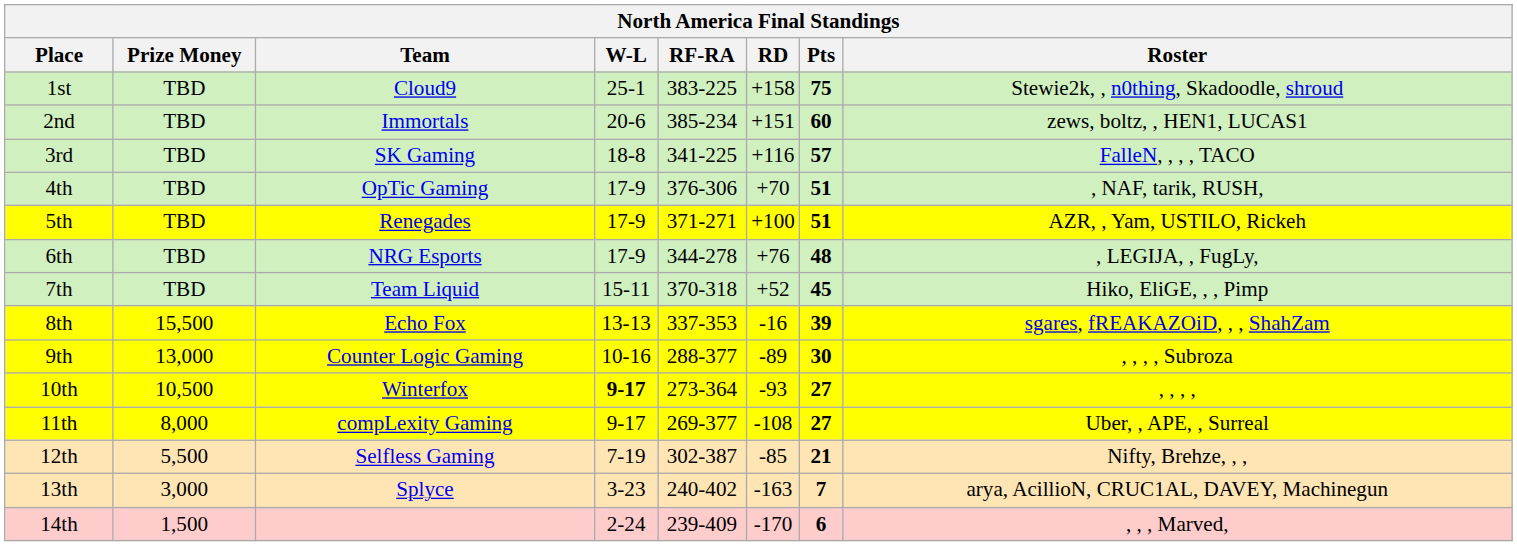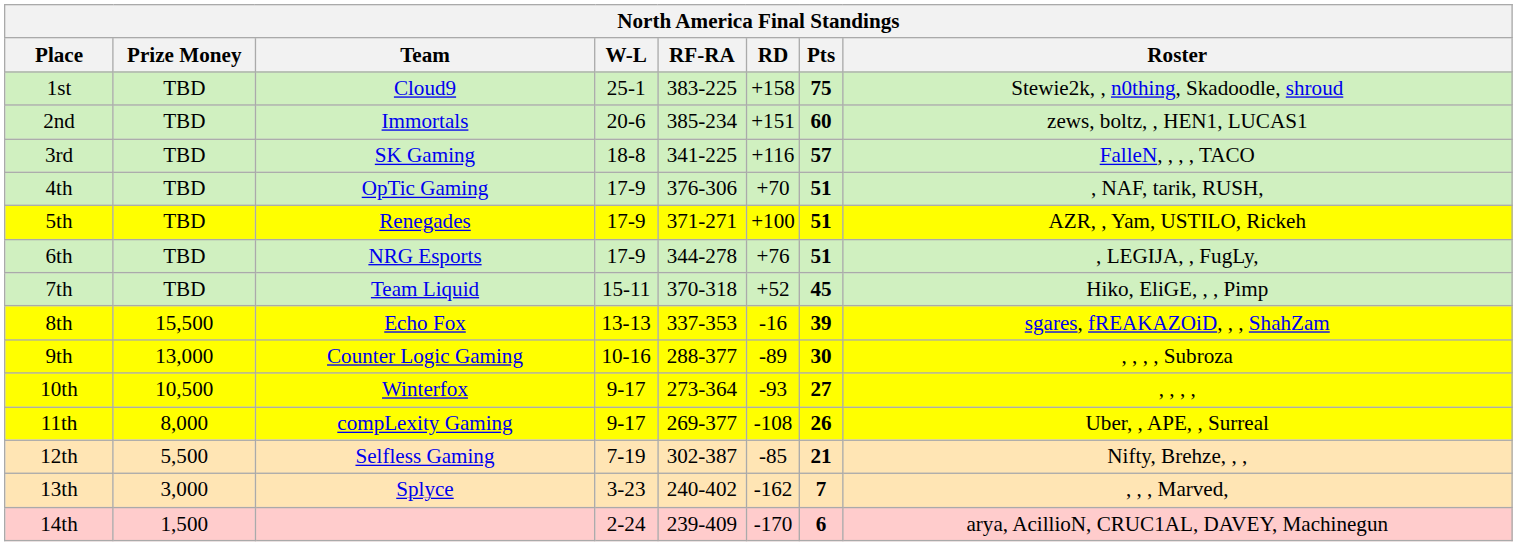(821, 255) 48 -> (821, 255) 51
(626, 389) bold -> (626, 389) normal
(821, 423) 27 -> (821, 423) 26
(773, 490) -163 -> (773, 490) -162
(1177, 490) arya, AcillioN, CRUC1AL, DAVEY, Machinegun -> (1177, 490) , , , Marved,
(1177, 523) , , , Marved, -> (1177, 523) arya, AcillioN, CRUC1AL, DAVEY, Machinegun
